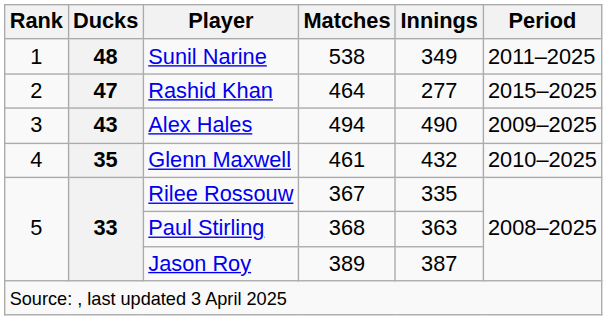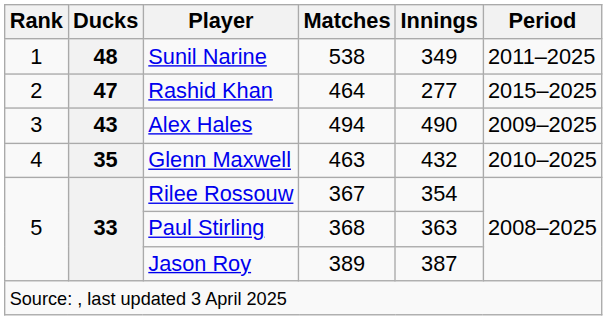(347, 159) 461 -> (347, 159) 463
(439, 194) 335 -> (439, 194) 354
